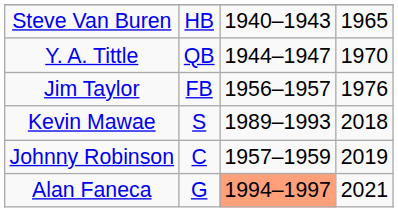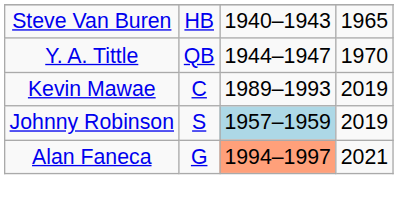- row: (92, 88)
(199, 122) S -> (199, 88) C
(364, 122) 2018 -> (364, 88) 2019
(199, 156) C -> (199, 122) S
(278, 156) no background -> (278, 122) lightblue background
